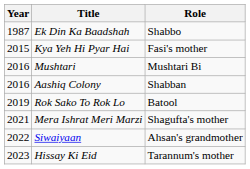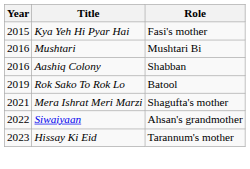- row: (82, 31)
